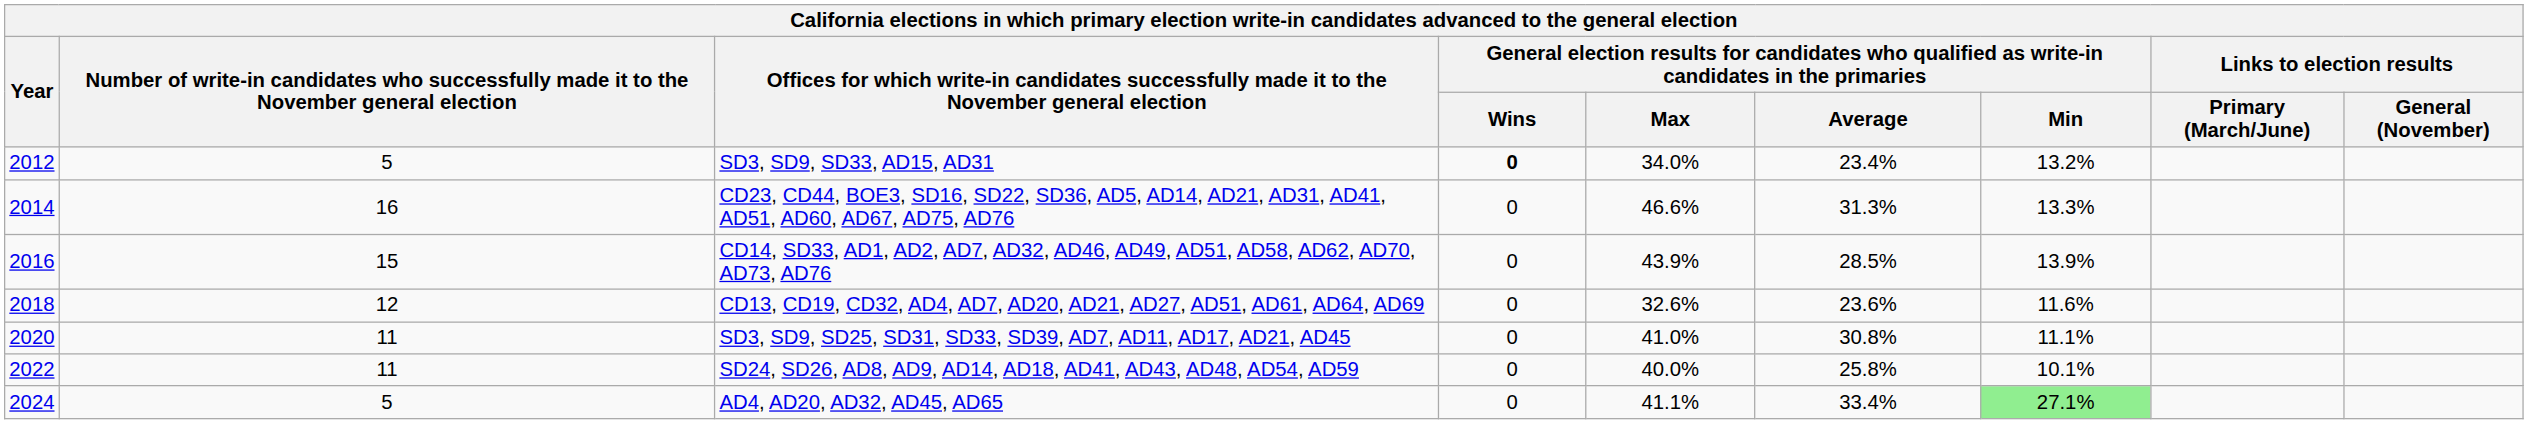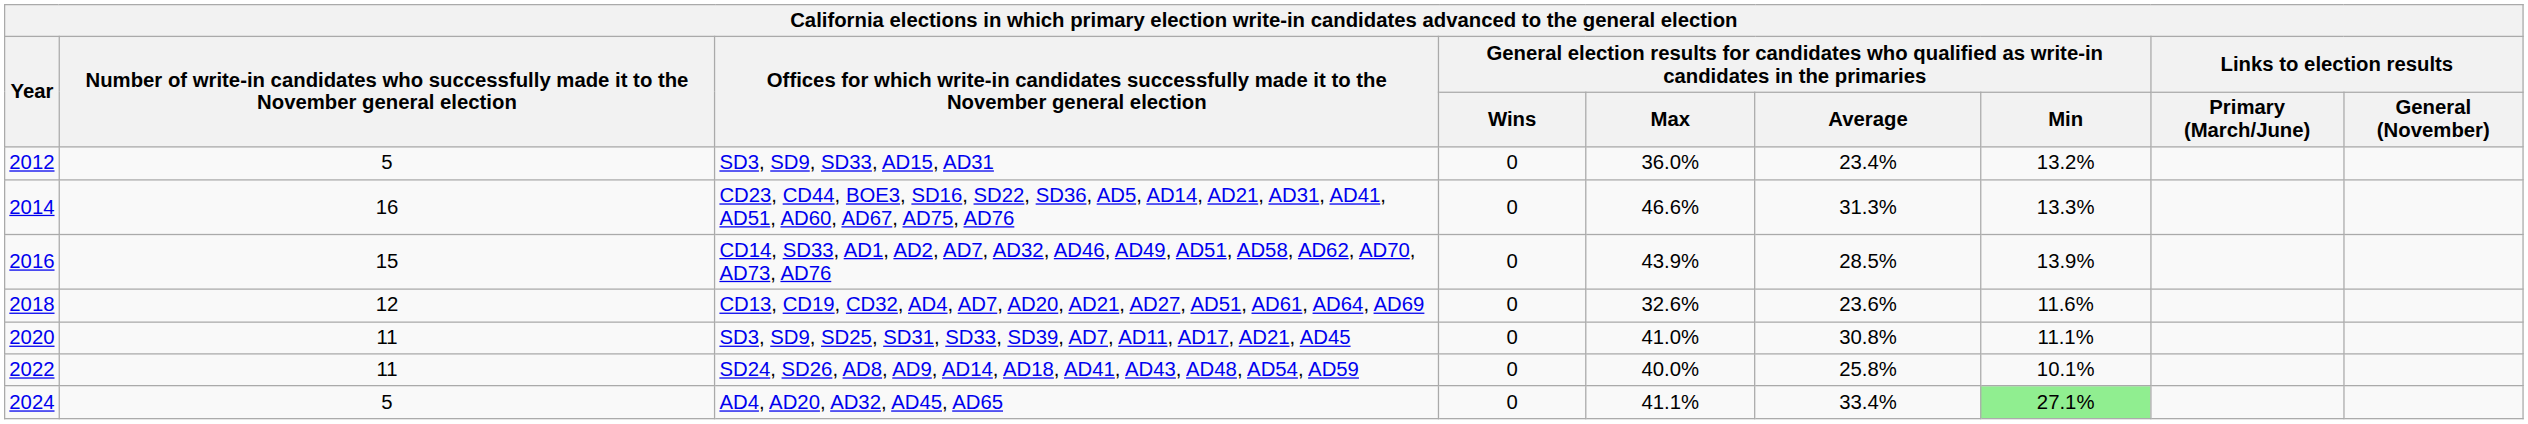(1512, 163) bold -> (1512, 163) normal
(1670, 163) 34.0% -> (1670, 163) 36.0%
